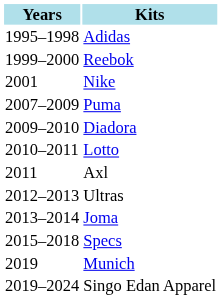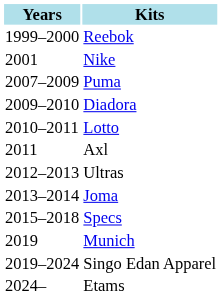- row: (107, 37)
+ row: (104, 286)
